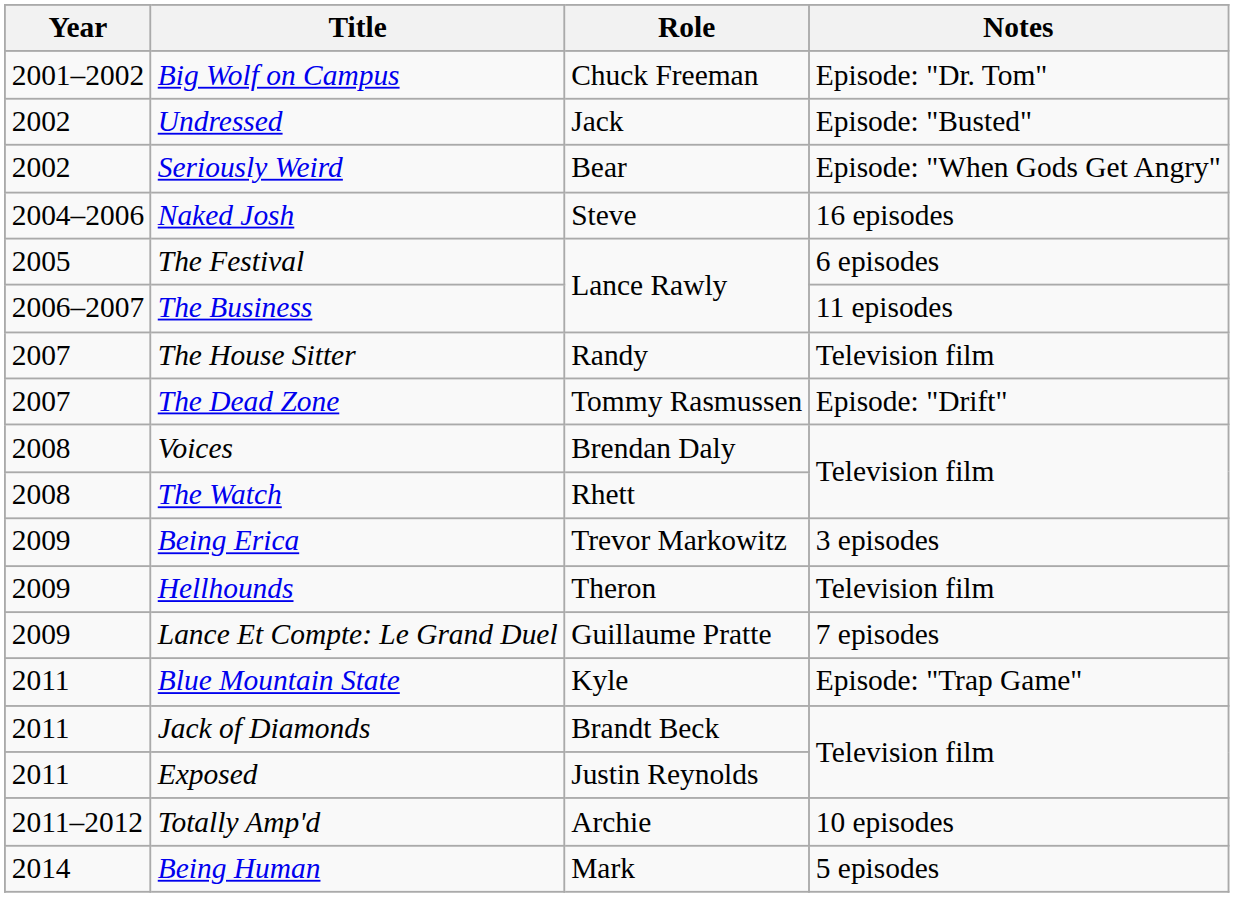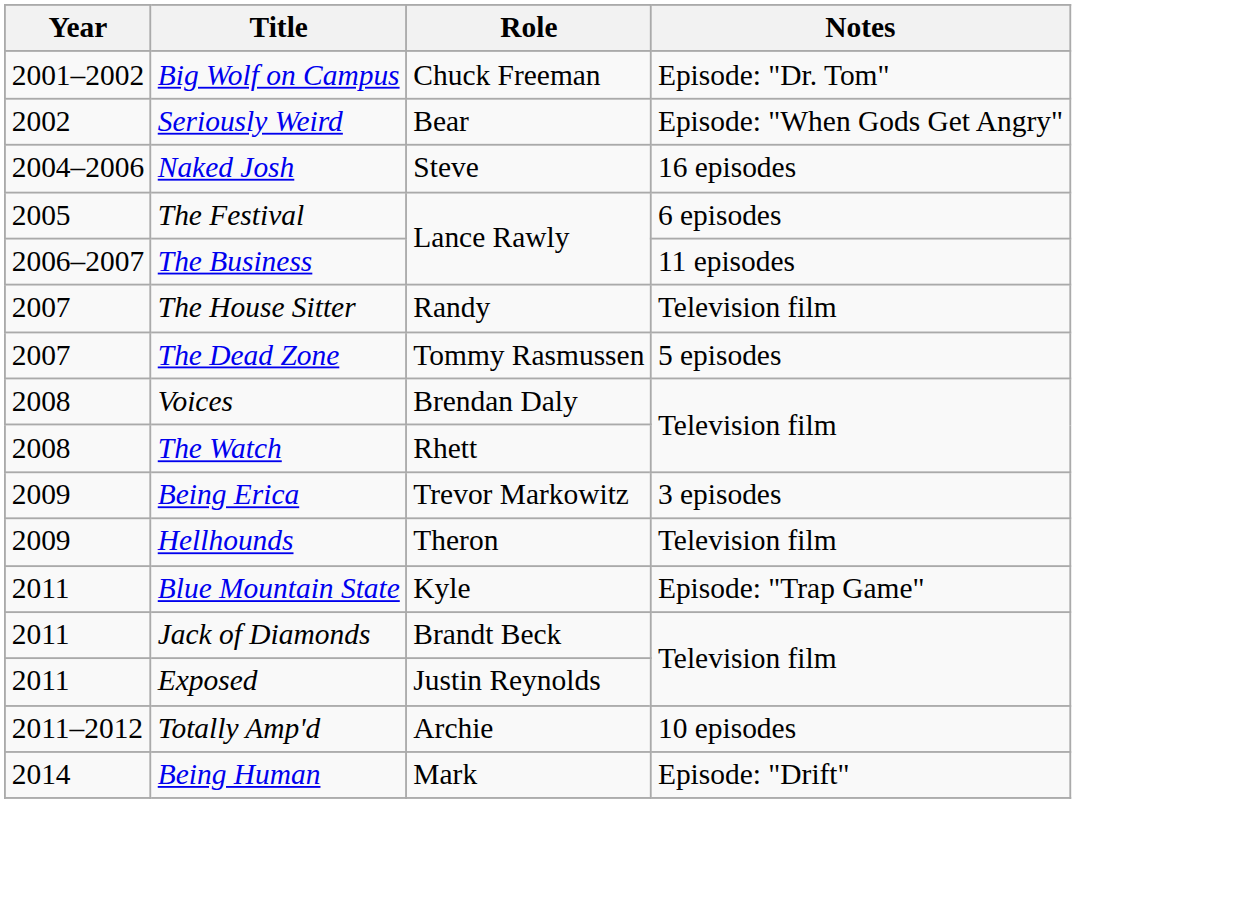- row: (220, 121)
(912, 401) Episode: "Drift" -> (720, 354) 5 episodes
- row: (358, 634)
(877, 868) 5 episodes -> (754, 774) Episode: "Drift"
